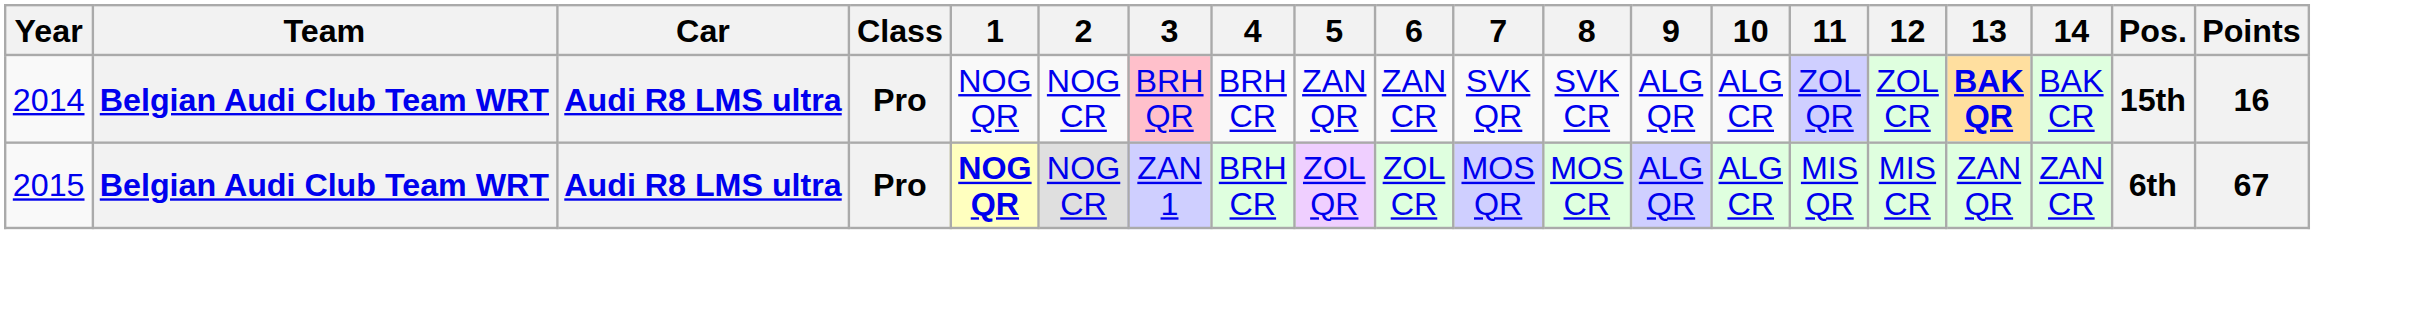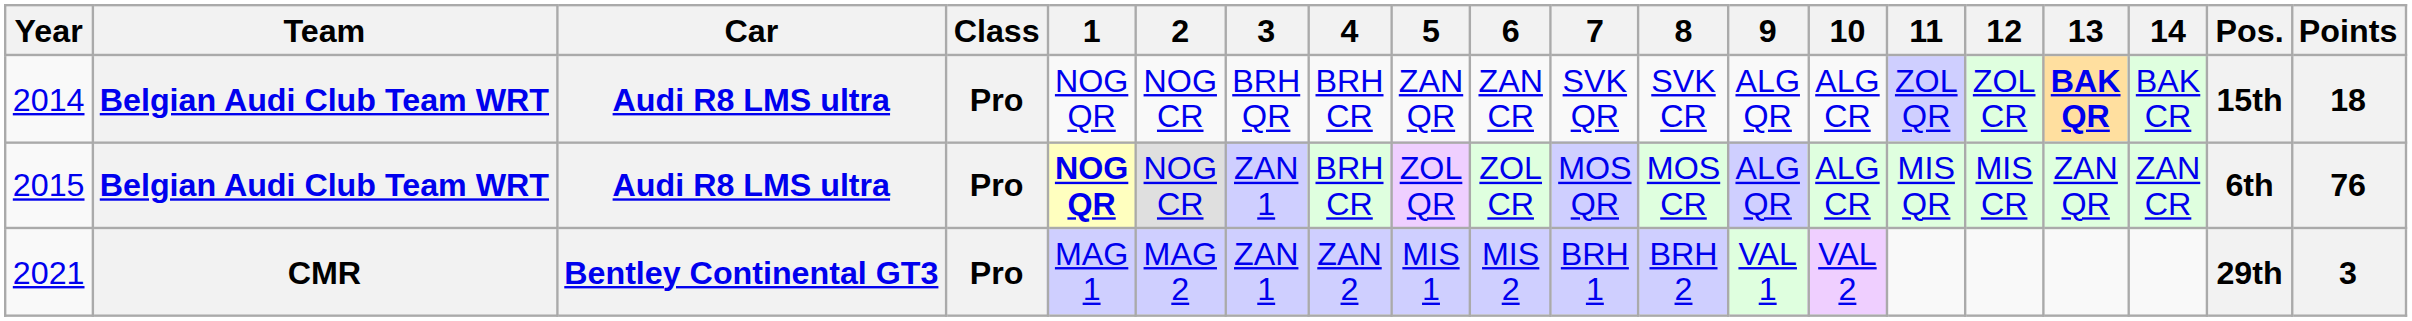(1170, 99) pink background -> (1266, 99) no background
(2251, 99) 16 -> (2348, 99) 18
(2251, 185) 67 -> (2348, 185) 76
+ row: (49, 271)
